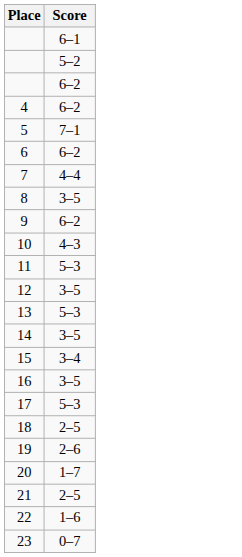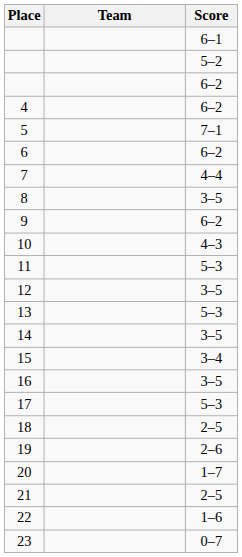+ column: (115, 15)
